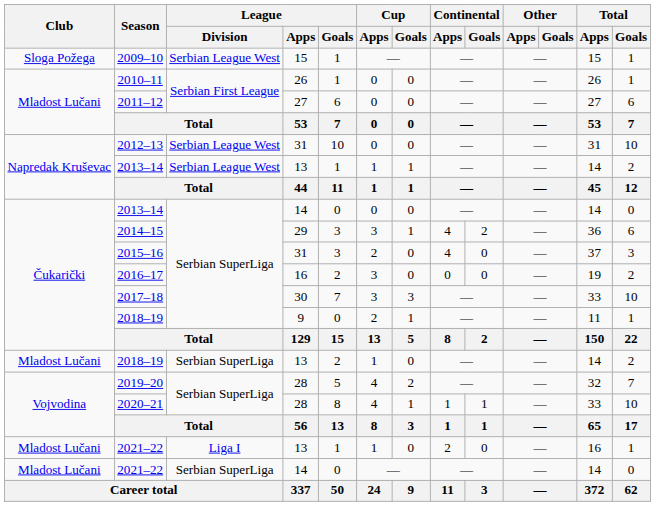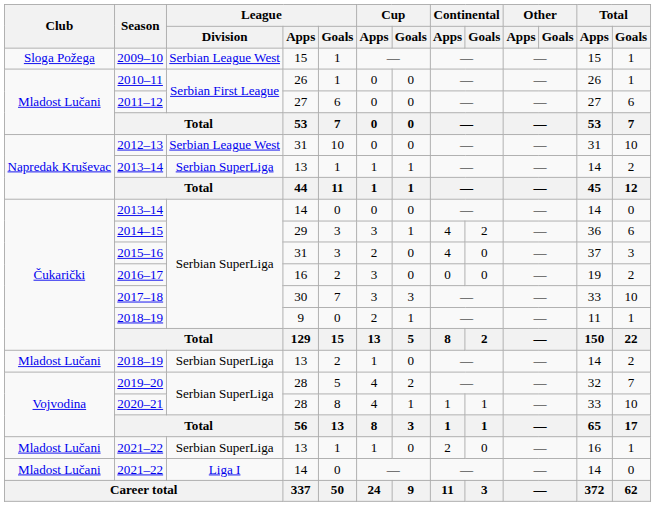(225, 166) Serbian League West -> (225, 166) Serbian SuperLiga
(225, 447) Liga I -> (225, 447) Serbian SuperLiga
(225, 469) Serbian SuperLiga -> (225, 469) Liga I
